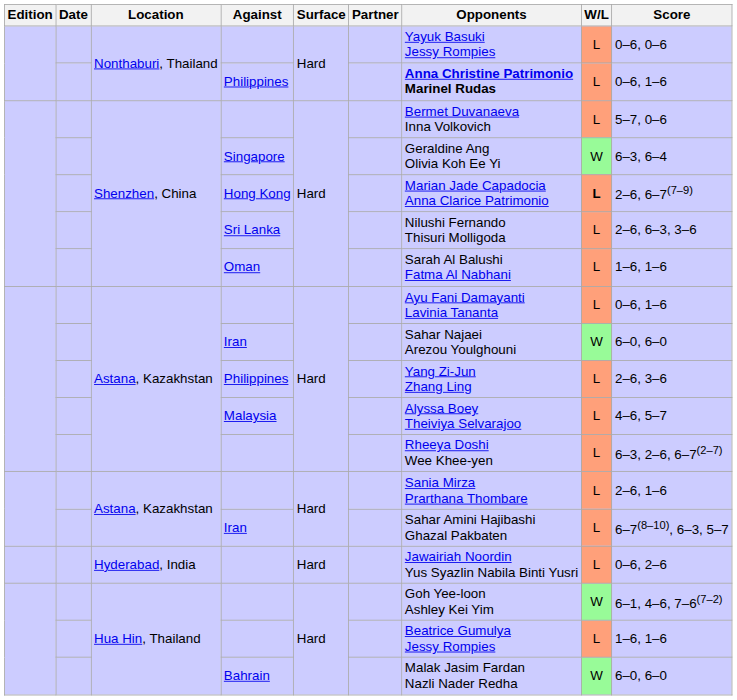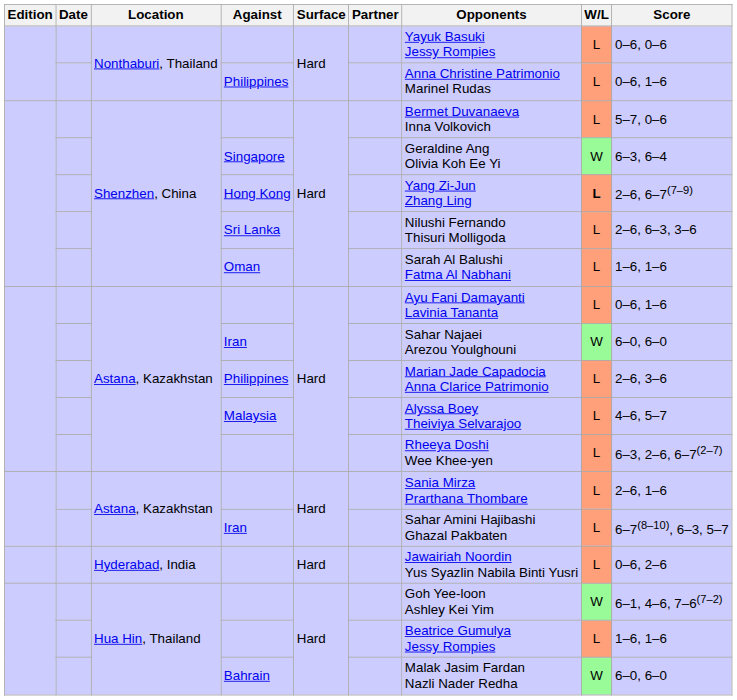(489, 81) bold -> (482, 81) normal
(477, 192) Marian Jade Capadocia Anna Clarice Patrimonio -> (440, 192) Yang Zi-Jun Zhang Ling
(440, 378) Yang Zi-Jun Zhang Ling -> (477, 378) Marian Jade Capadocia Anna Clarice Patrimonio
